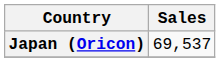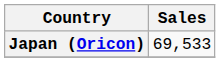(182, 44) 69,537 -> (182, 44) 69,533
